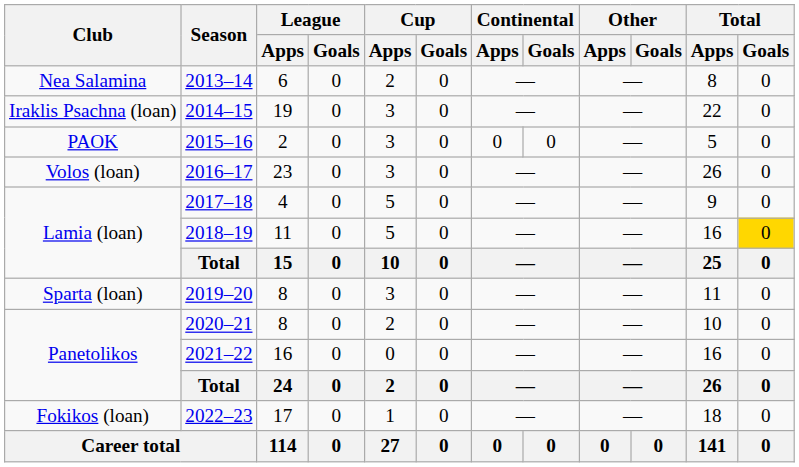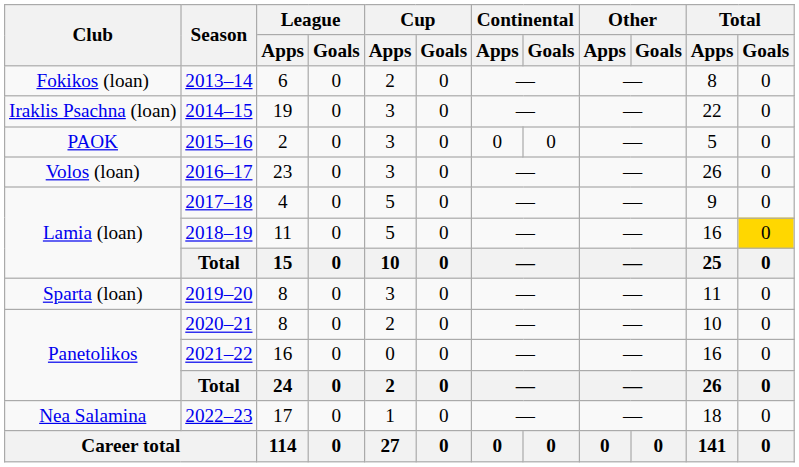(93, 80) Nea Salamina -> (93, 80) Fokikos (loan)
(93, 415) Fokikos (loan) -> (93, 415) Nea Salamina
